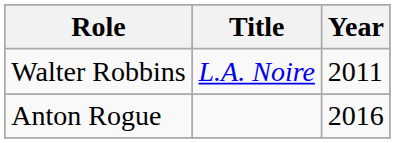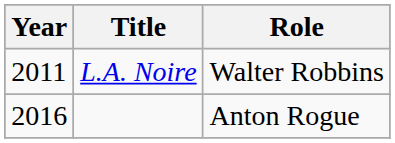columns swapped: (356, 26) <-> (98, 26)
